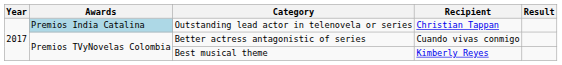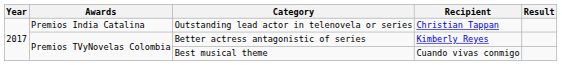(88, 25) lightblue background -> (88, 25) no background
(468, 39) Cuando vivas conmigo -> (453, 39) Kimberly Reyes
(453, 53) Kimberly Reyes -> (468, 53) Cuando vivas conmigo
